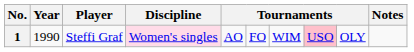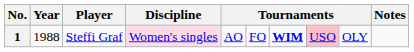(46, 36) 1990 -> (46, 36) 1988
(287, 36) normal -> (288, 36) bold
